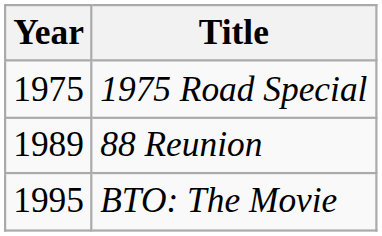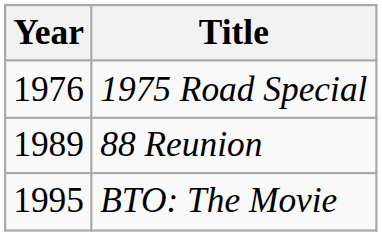(49, 88) 1975 -> (49, 88) 1976
